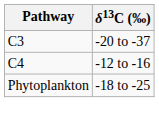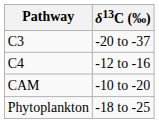+ row: (24, 85)
